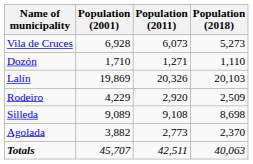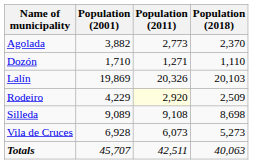rows swapped: (26, 132) <-> (40, 43)
(175, 97) no background -> (175, 97) lightyellow background
